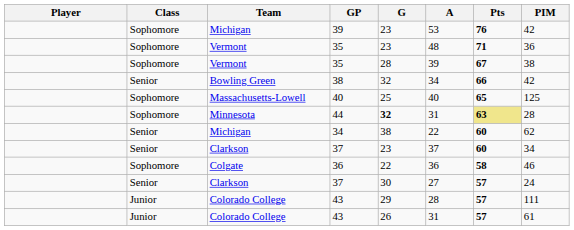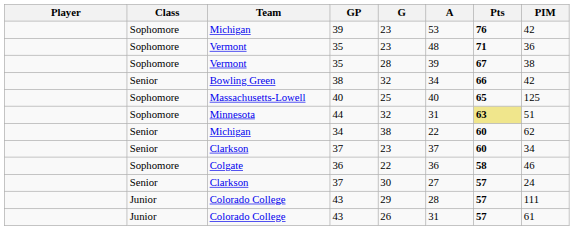(386, 115) bold -> (386, 115) normal
(529, 115) 28 -> (529, 115) 51
